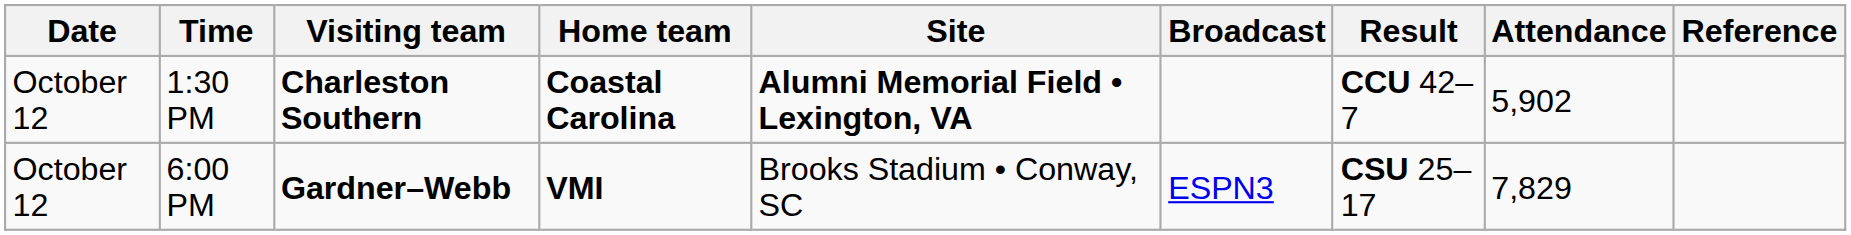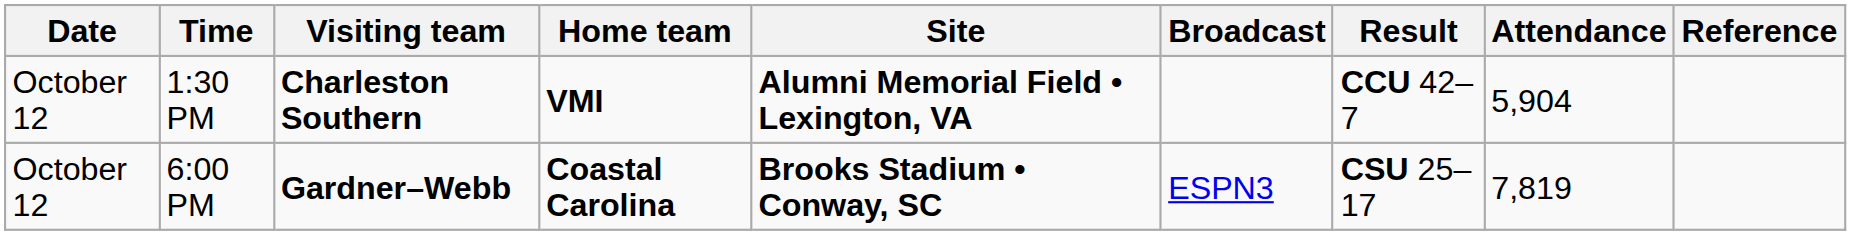(611, 100) Coastal Carolina -> (575, 100) VMI
(1532, 100) 5,902 -> (1532, 100) 5,904
(575, 187) VMI -> (611, 187) Coastal Carolina
(948, 187) normal -> (892, 187) bold
(1532, 187) 7,829 -> (1532, 187) 7,819
